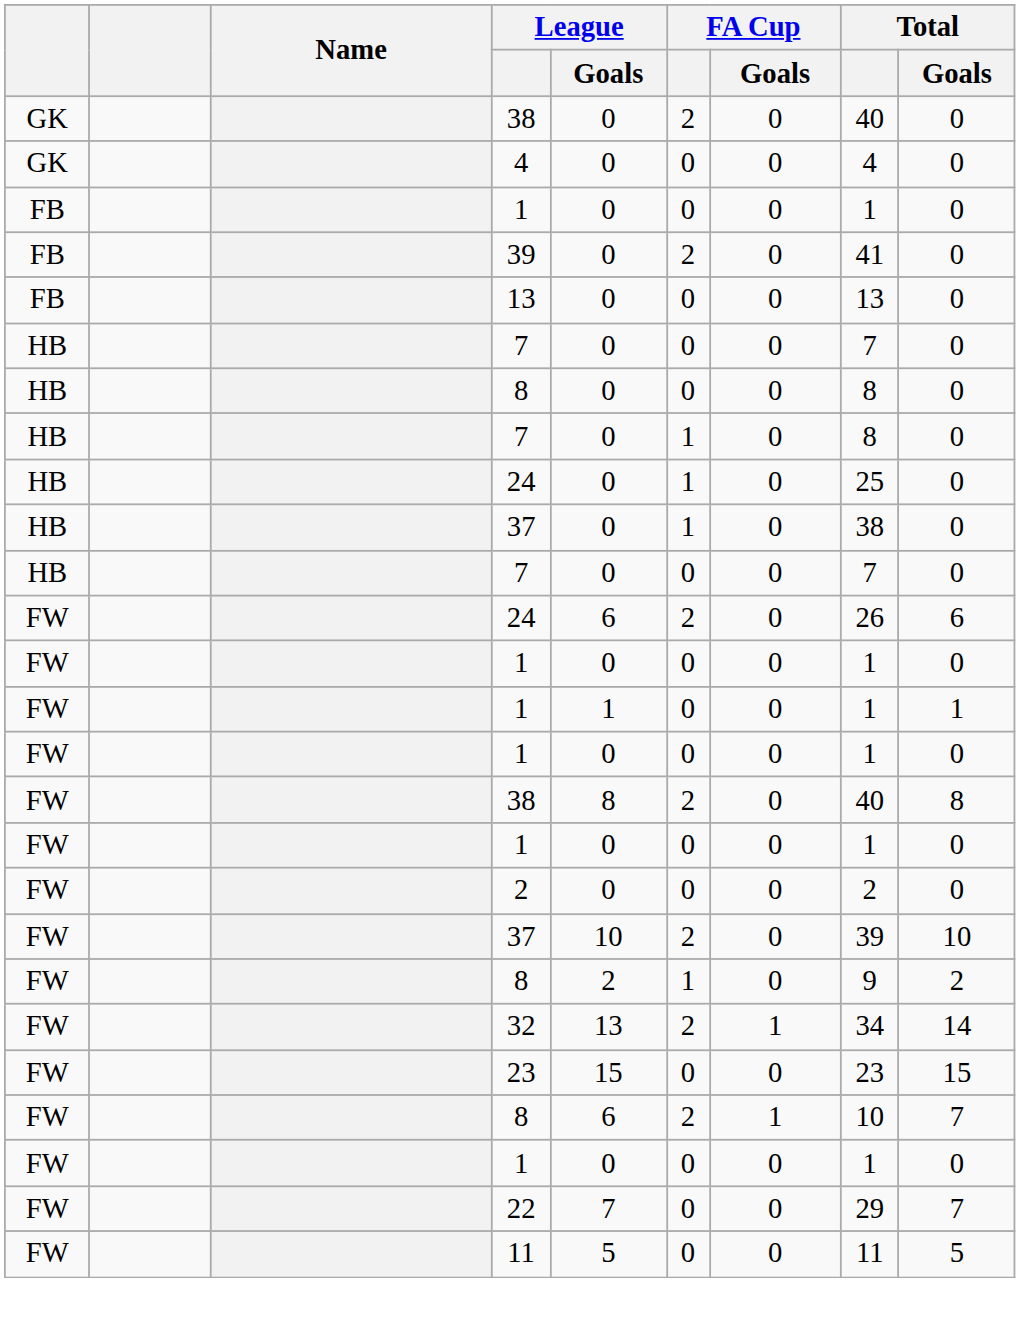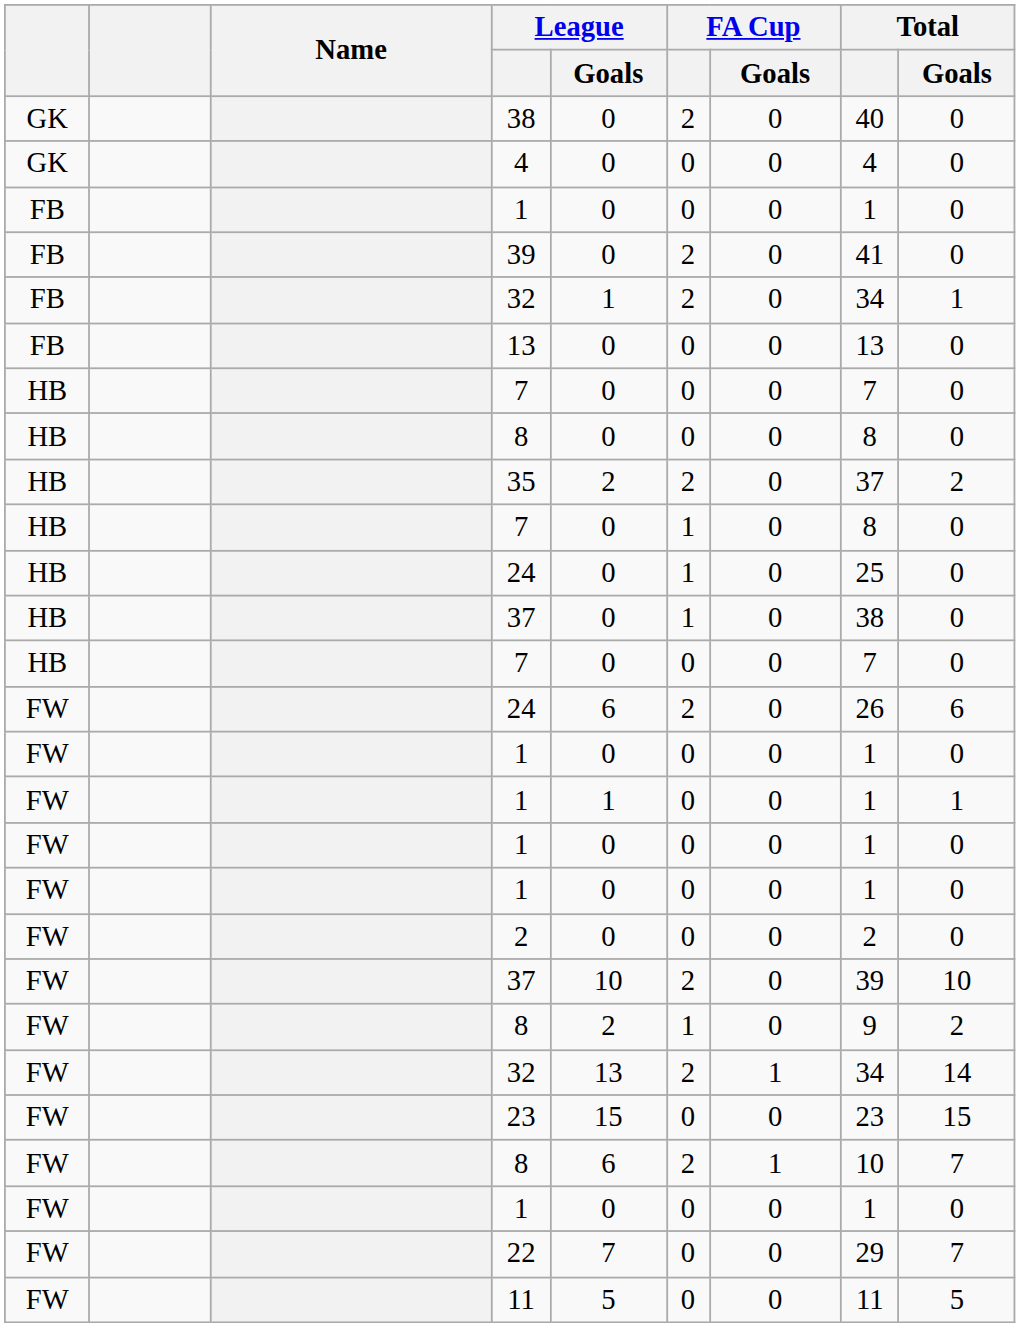+ row: (47, 299)
+ row: (47, 481)
- row: (47, 799)
